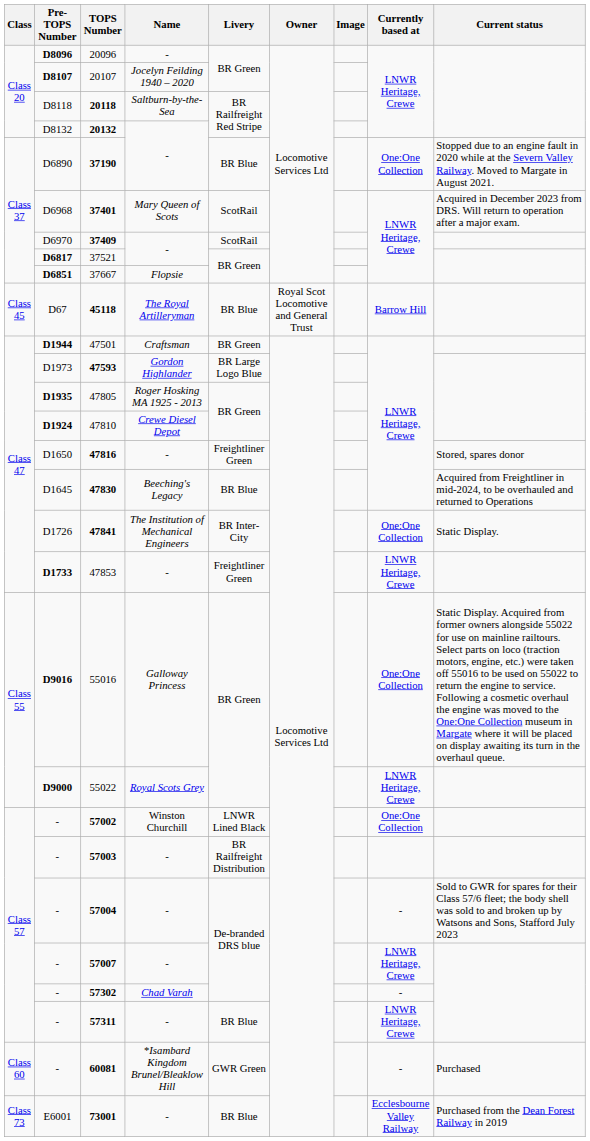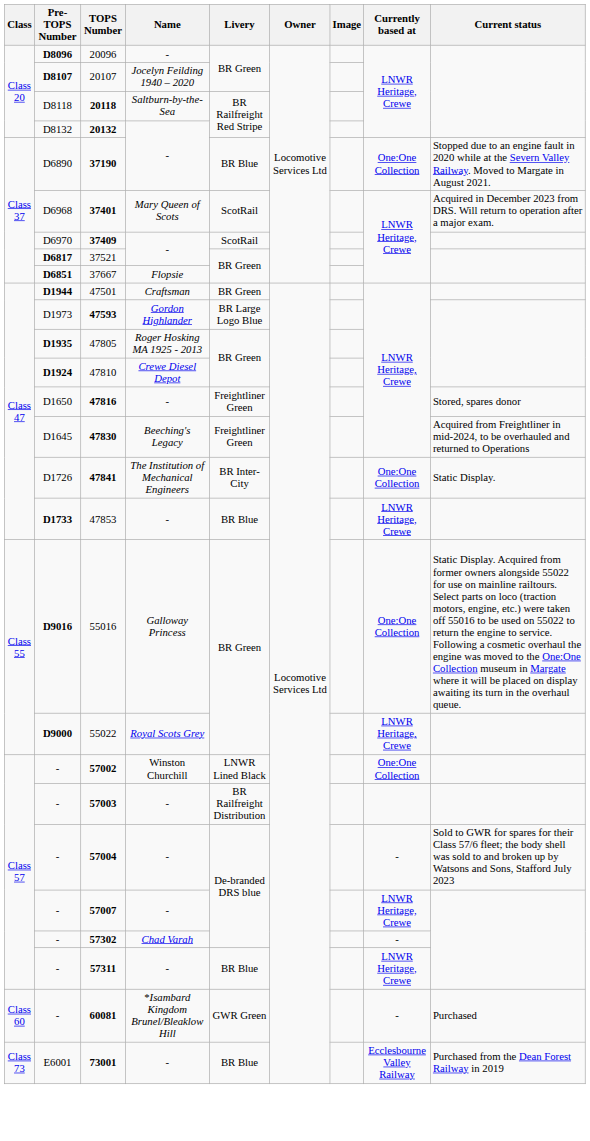- row: (103, 309)
(239, 490) BR Blue -> (240, 436) Freightliner Green
(239, 572) Freightliner Green -> (240, 519) BR Blue
